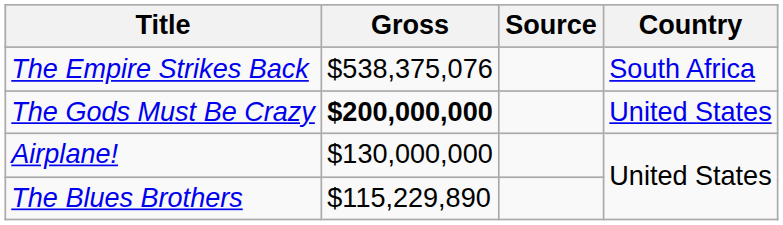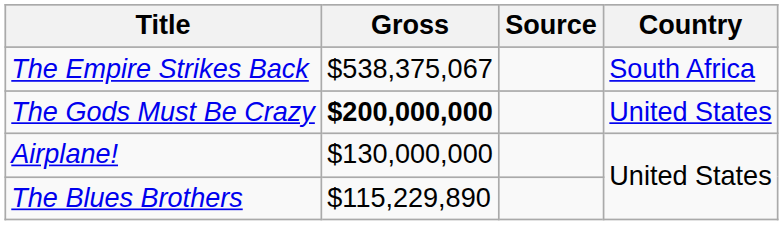(410, 68) $538,375,076 -> (410, 68) $538,375,067
